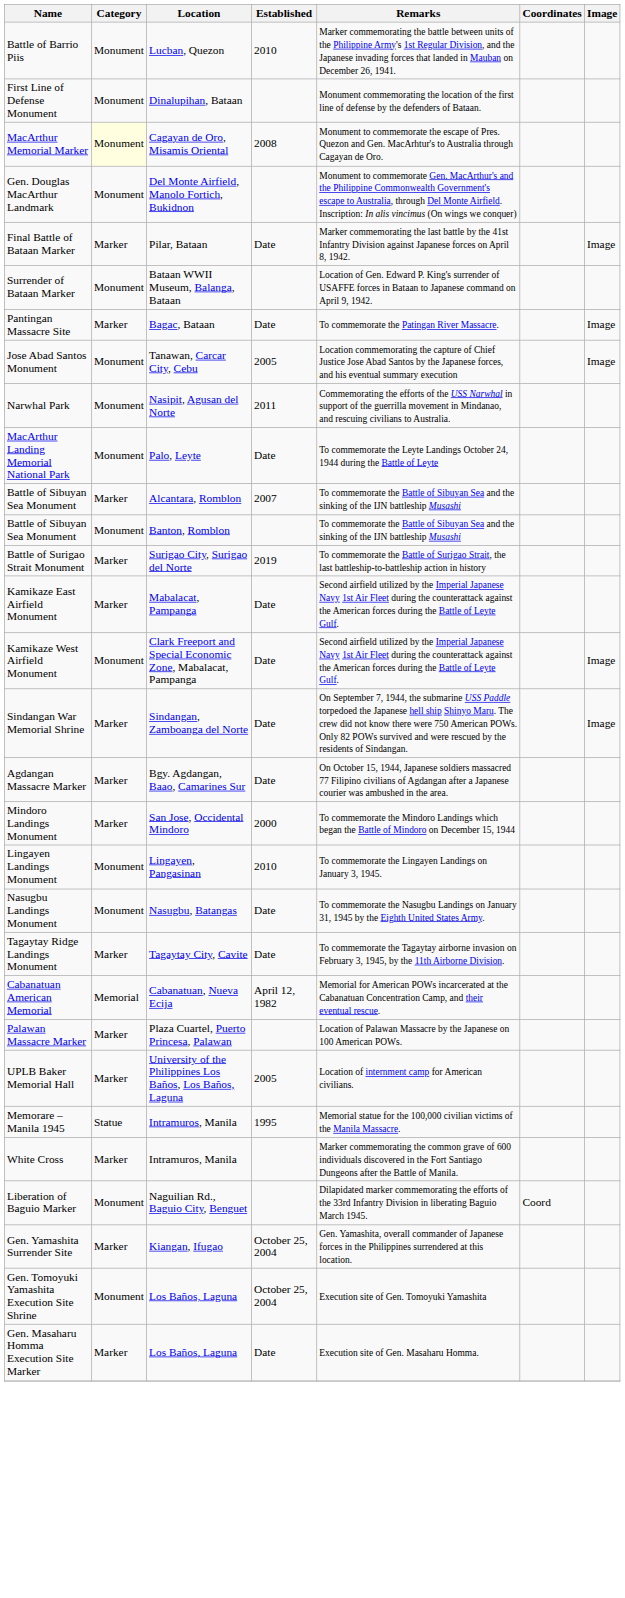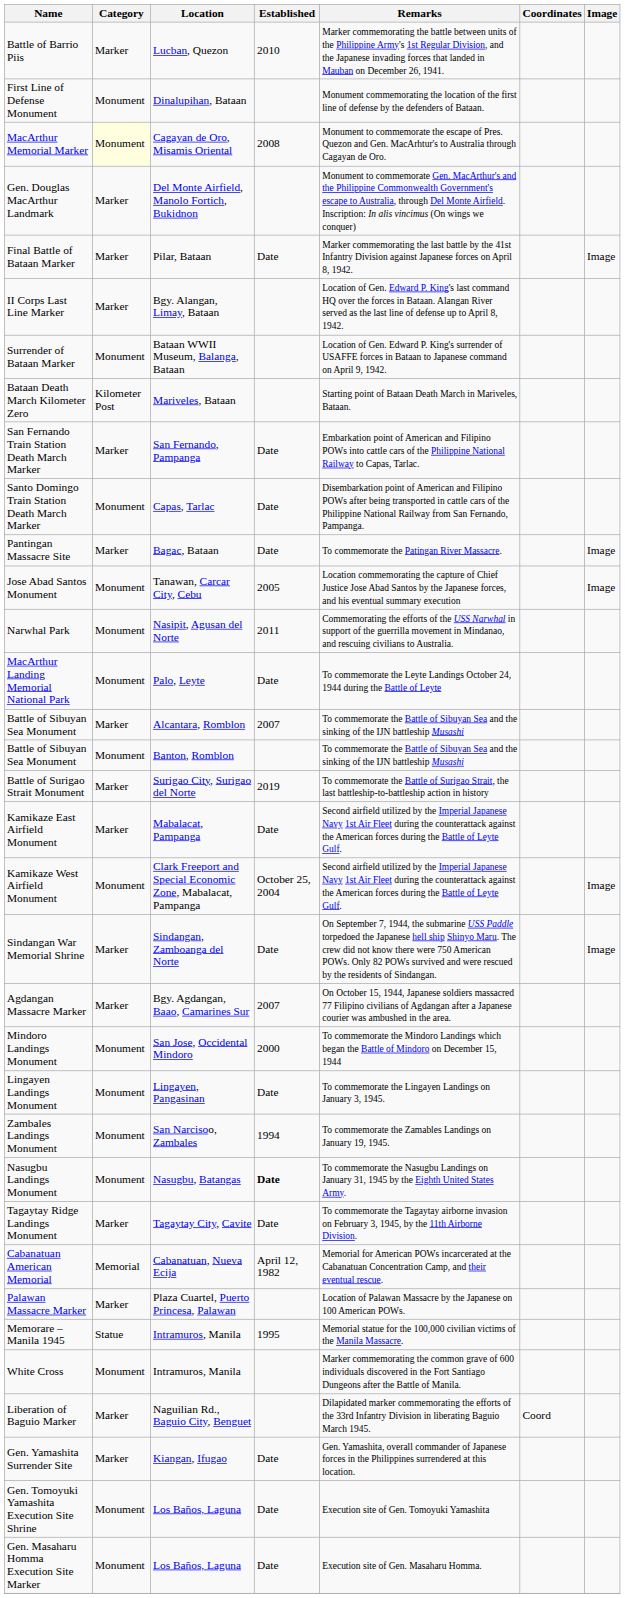(119, 50) Monument -> (112, 50) Marker
(119, 194) Monument -> (112, 200) Marker
+ row: (37, 306)
+ row: (46, 400)
+ row: (38, 450)
+ row: (43, 506)
(265, 660) Date -> (284, 886) October 25, 2004
(265, 779) Date -> (268, 1005) 2007
(111, 823) Marker -> (120, 1048) Monument
(265, 867) 2010 -> (268, 1092) Date
+ row: (32, 1136)
(265, 910) normal -> (268, 1179) bold
- row: (41, 1078)
(111, 1159) Marker -> (120, 1371) Monument
(119, 1202) Monument -> (112, 1415) Marker
(281, 1246) October 25, 2004 -> (268, 1459) Date
(281, 1296) October 25, 2004 -> (268, 1509) Date
(111, 1352) Marker -> (120, 1565) Monument
